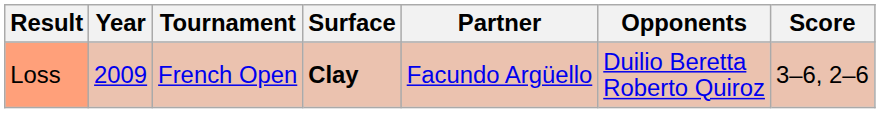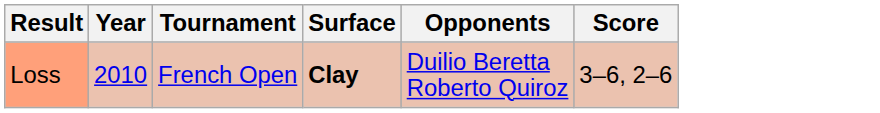- column: (499, 23)
(121, 74) 2009 -> (121, 74) 2010
